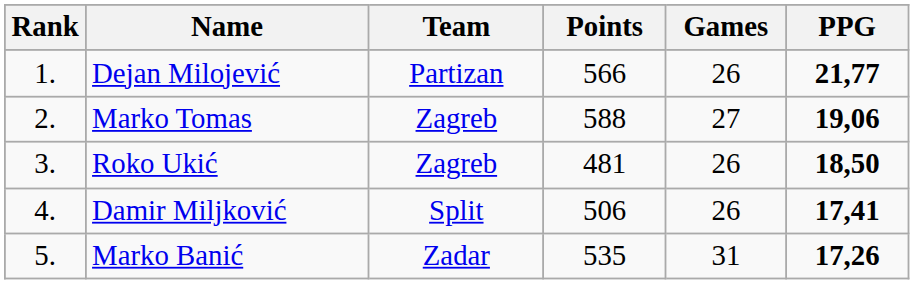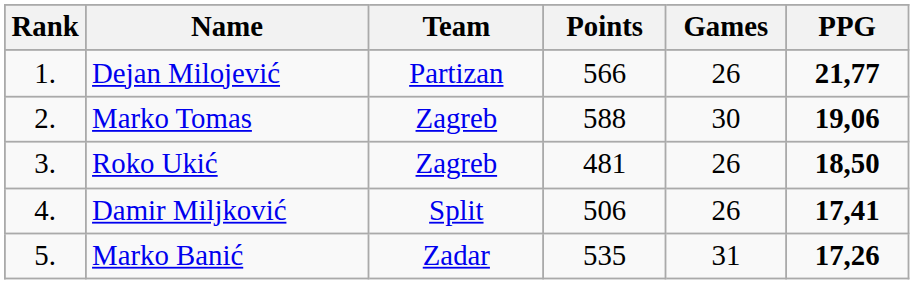(726, 118) 27 -> (726, 118) 30
